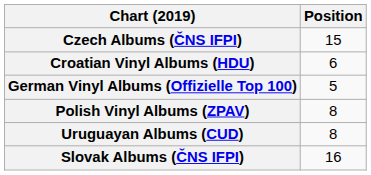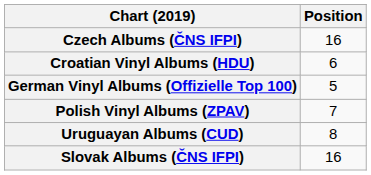(333, 39) 15 -> (333, 39) 16
(333, 110) 8 -> (333, 110) 7
